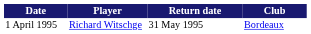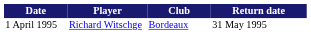columns swapped: (275, 11) <-> (195, 11)
